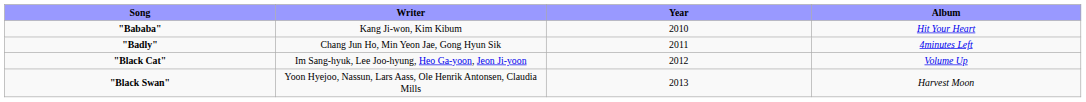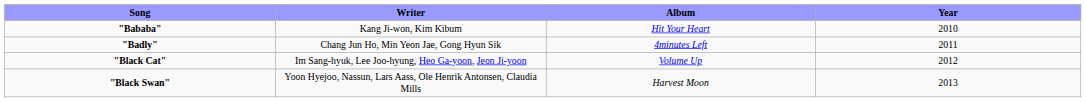columns swapped: (946, 12) <-> (679, 12)
